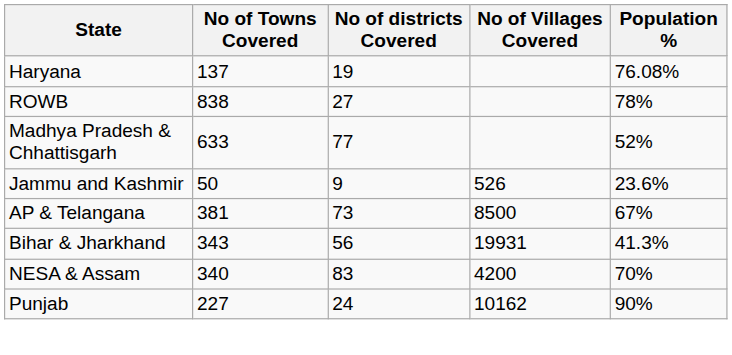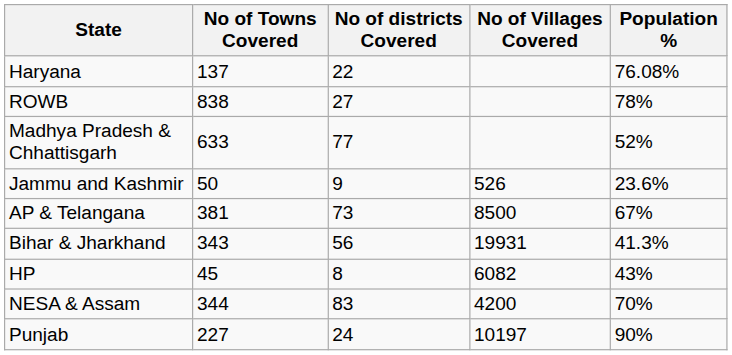(343, 71) 19 -> (343, 71) 22
+ row: (22, 273)
(213, 273) 340 -> (213, 304) 344
(500, 304) 10162 -> (500, 334) 10197
